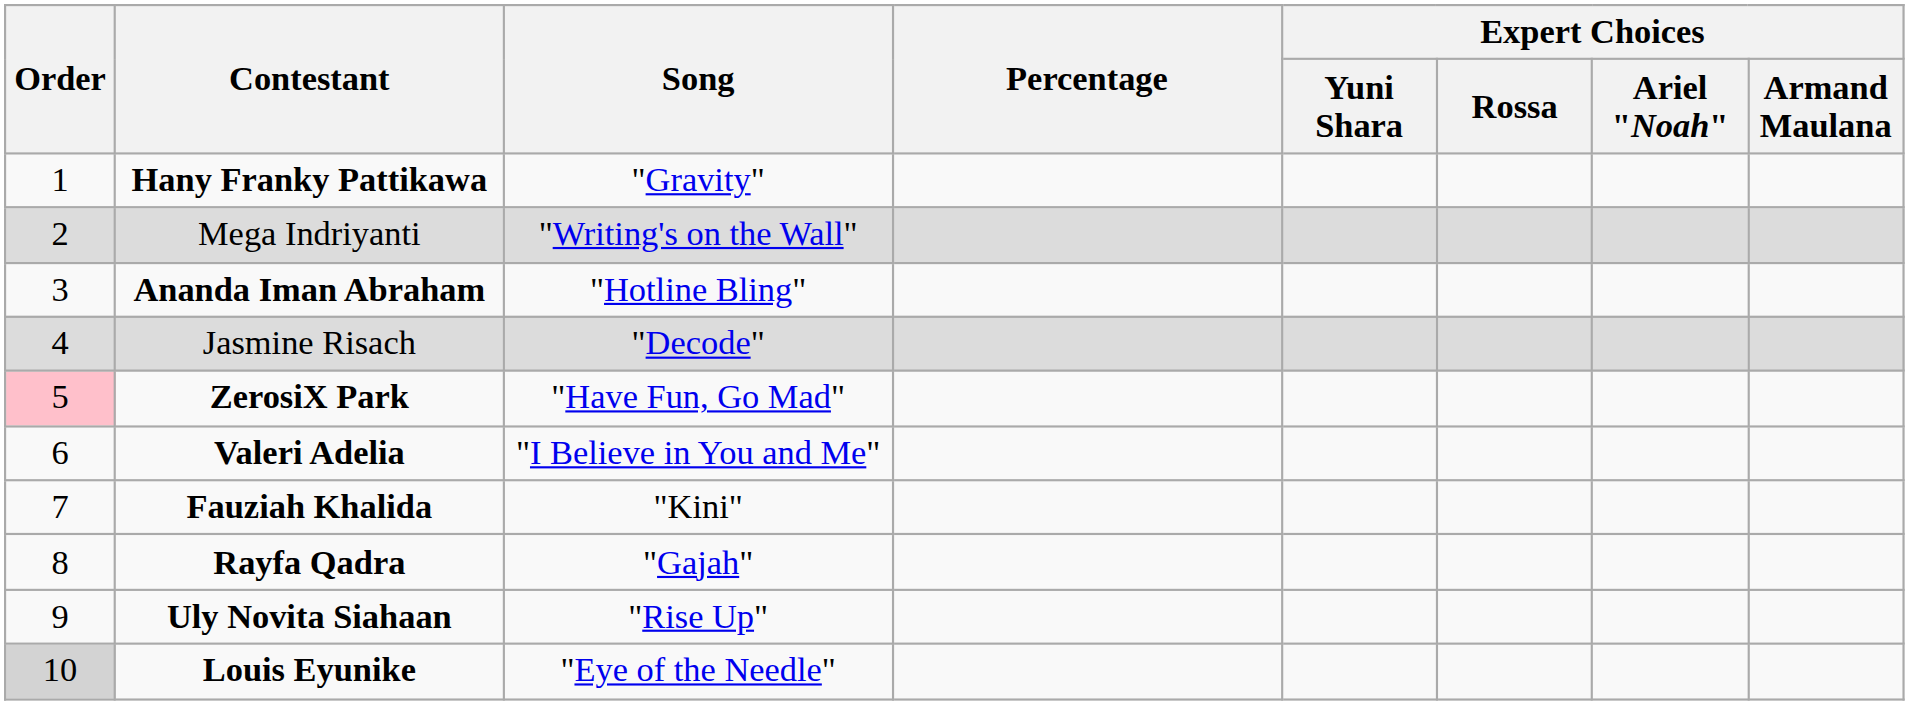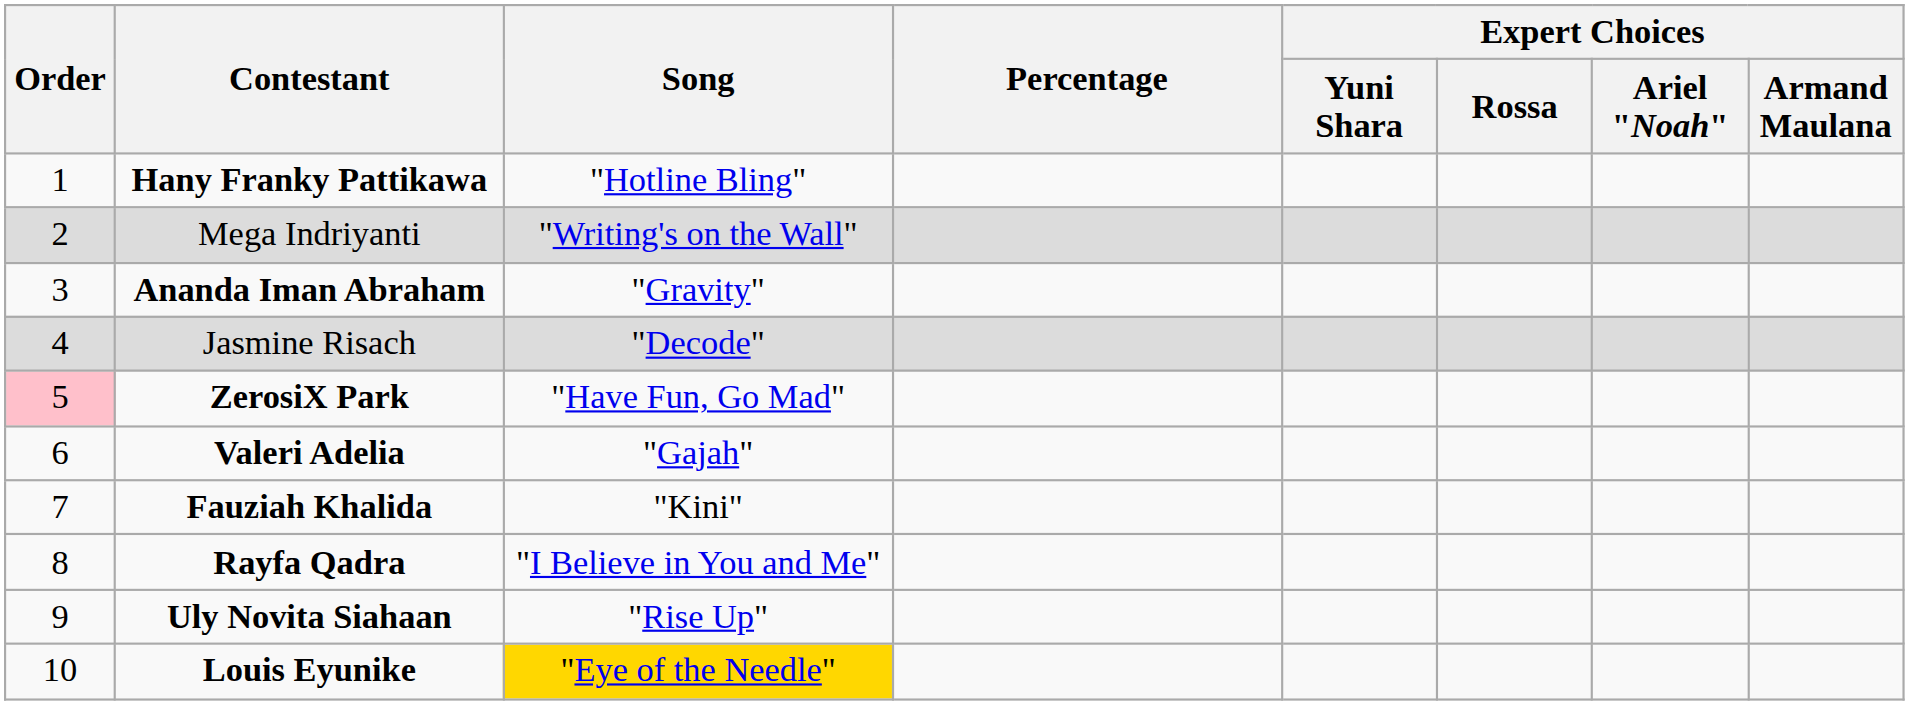(698, 179) "Gravity" -> (698, 179) "Hotline Bling"
(698, 288) "Hotline Bling" -> (698, 288) "Gravity"
(698, 452) "I Believe in You and Me" -> (698, 452) "Gajah"
(698, 561) "Gajah" -> (698, 561) "I Believe in You and Me"
(60, 670) lightgrey background -> (60, 670) no background
(698, 670) no background -> (698, 670) gold background
